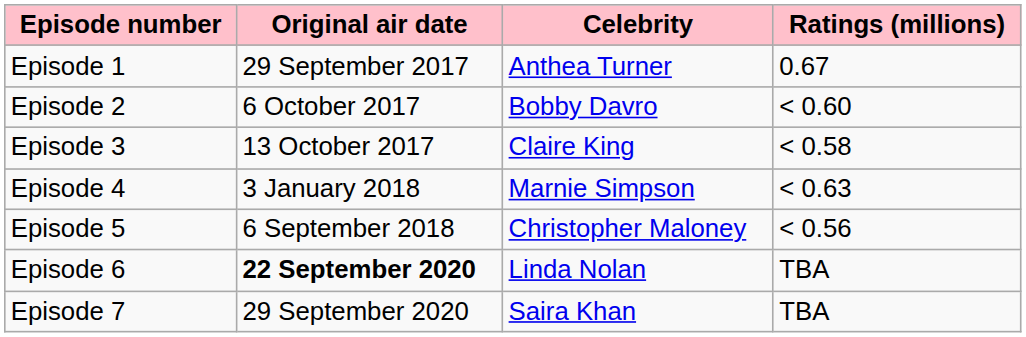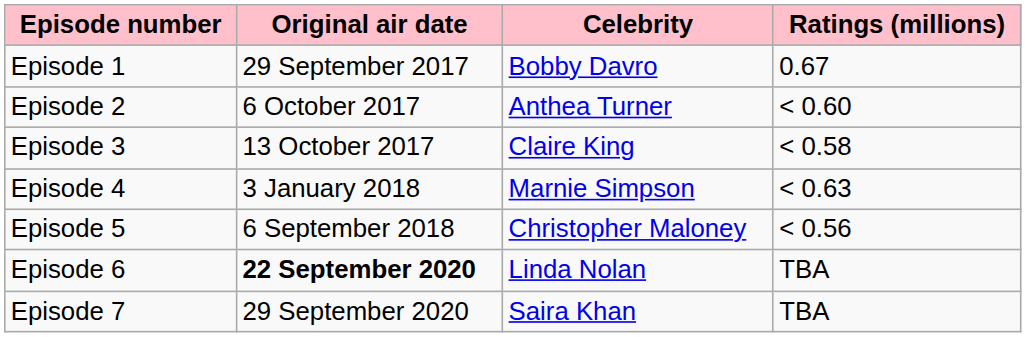(590, 65) Anthea Turner -> (583, 65) Bobby Davro
(583, 106) Bobby Davro -> (590, 106) Anthea Turner
